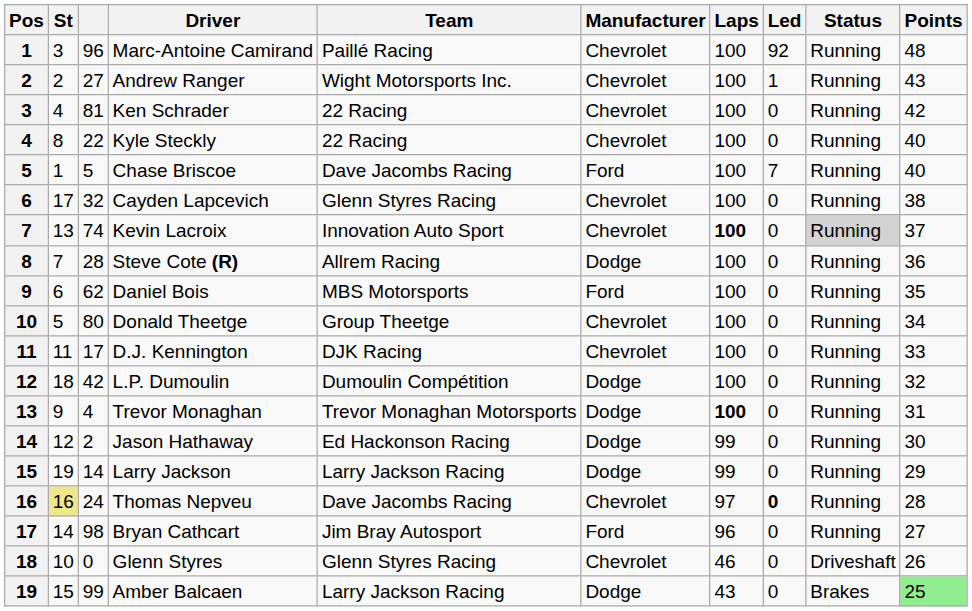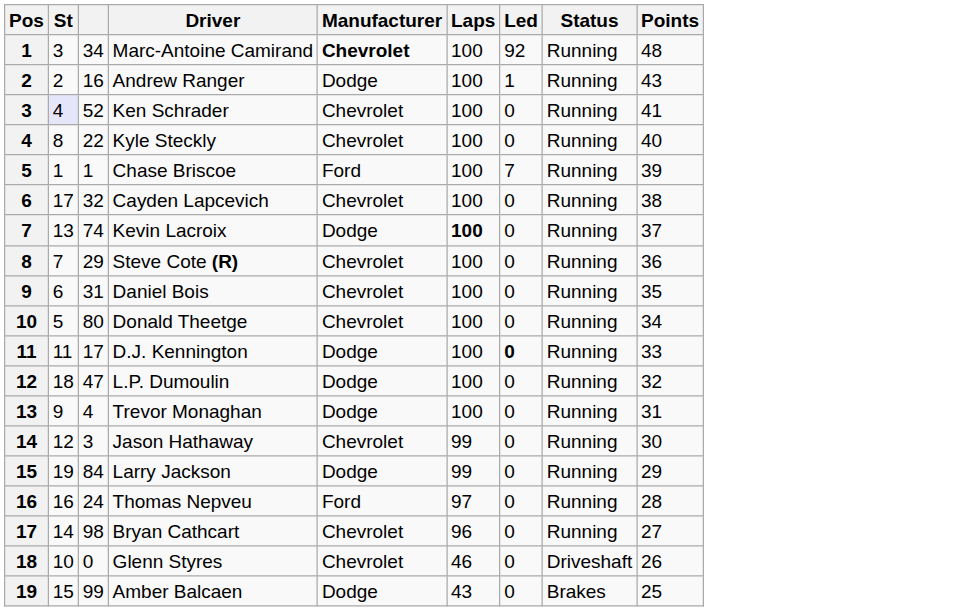- column: (449, 20)
(93, 50) 96 -> (93, 50) 34
(626, 50) normal -> (366, 50) bold
(93, 80) 27 -> (93, 80) 16
(626, 80) Chevrolet -> (350, 80) Dodge
(58, 110) no background -> (58, 110) lavender background
(93, 110) 81 -> (93, 110) 52
(915, 110) 42 -> (652, 110) 41
(88, 170) 5 -> (88, 170) 1
(915, 170) 40 -> (652, 170) 39
(626, 230) Chevrolet -> (350, 230) Dodge
(846, 230) lightgrey background -> (582, 230) no background
(93, 260) 28 -> (93, 260) 29
(613, 260) Dodge -> (363, 260) Chevrolet
(93, 291) 62 -> (93, 291) 31
(605, 291) Ford -> (363, 291) Chevrolet
(626, 351) Chevrolet -> (350, 351) Dodge
(773, 351) normal -> (509, 351) bold
(93, 381) 42 -> (93, 381) 47
(730, 411) bold -> (467, 411) normal
(88, 441) 2 -> (88, 441) 3
(613, 441) Dodge -> (363, 441) Chevrolet
(93, 471) 14 -> (93, 471) 84
(63, 501) khaki background -> (63, 501) no background
(626, 501) Chevrolet -> (341, 501) Ford
(773, 501) bold -> (509, 501) normal
(605, 531) Ford -> (363, 531) Chevrolet
(915, 591) lightgreen background -> (652, 591) no background
